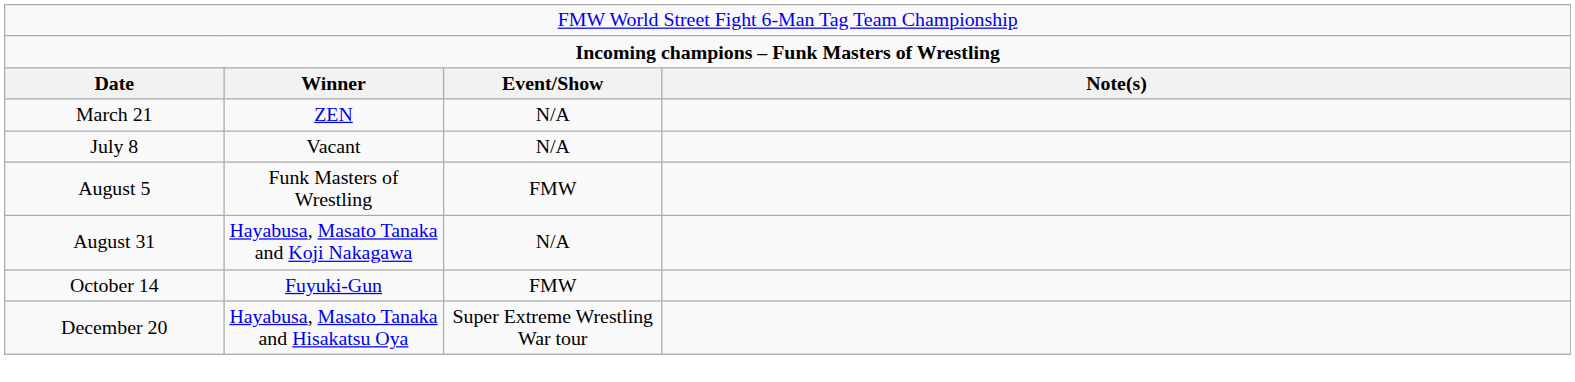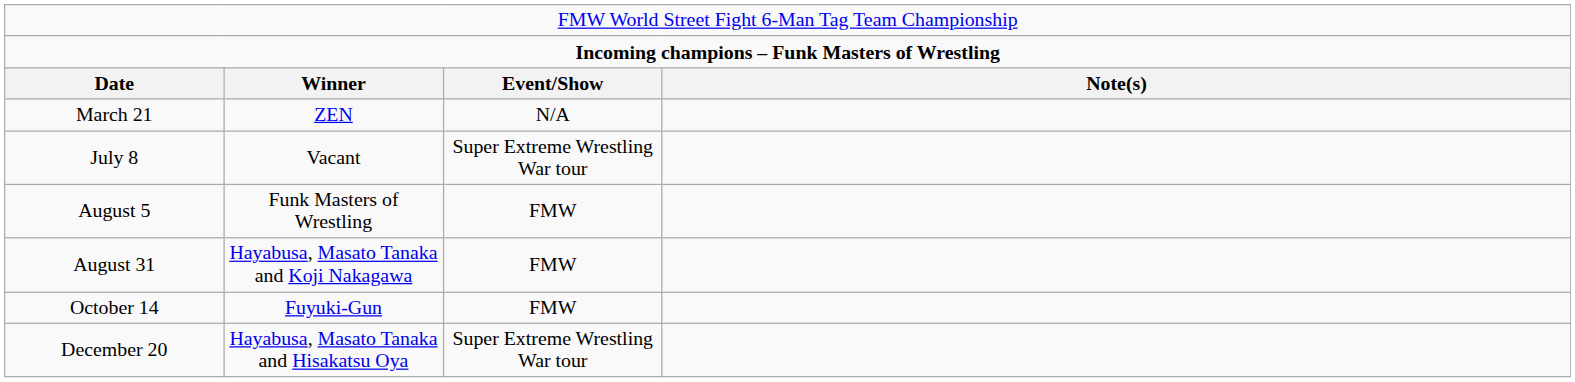(553, 146) N/A -> (553, 157) Super Extreme Wrestling War tour
(553, 242) N/A -> (553, 264) FMW
